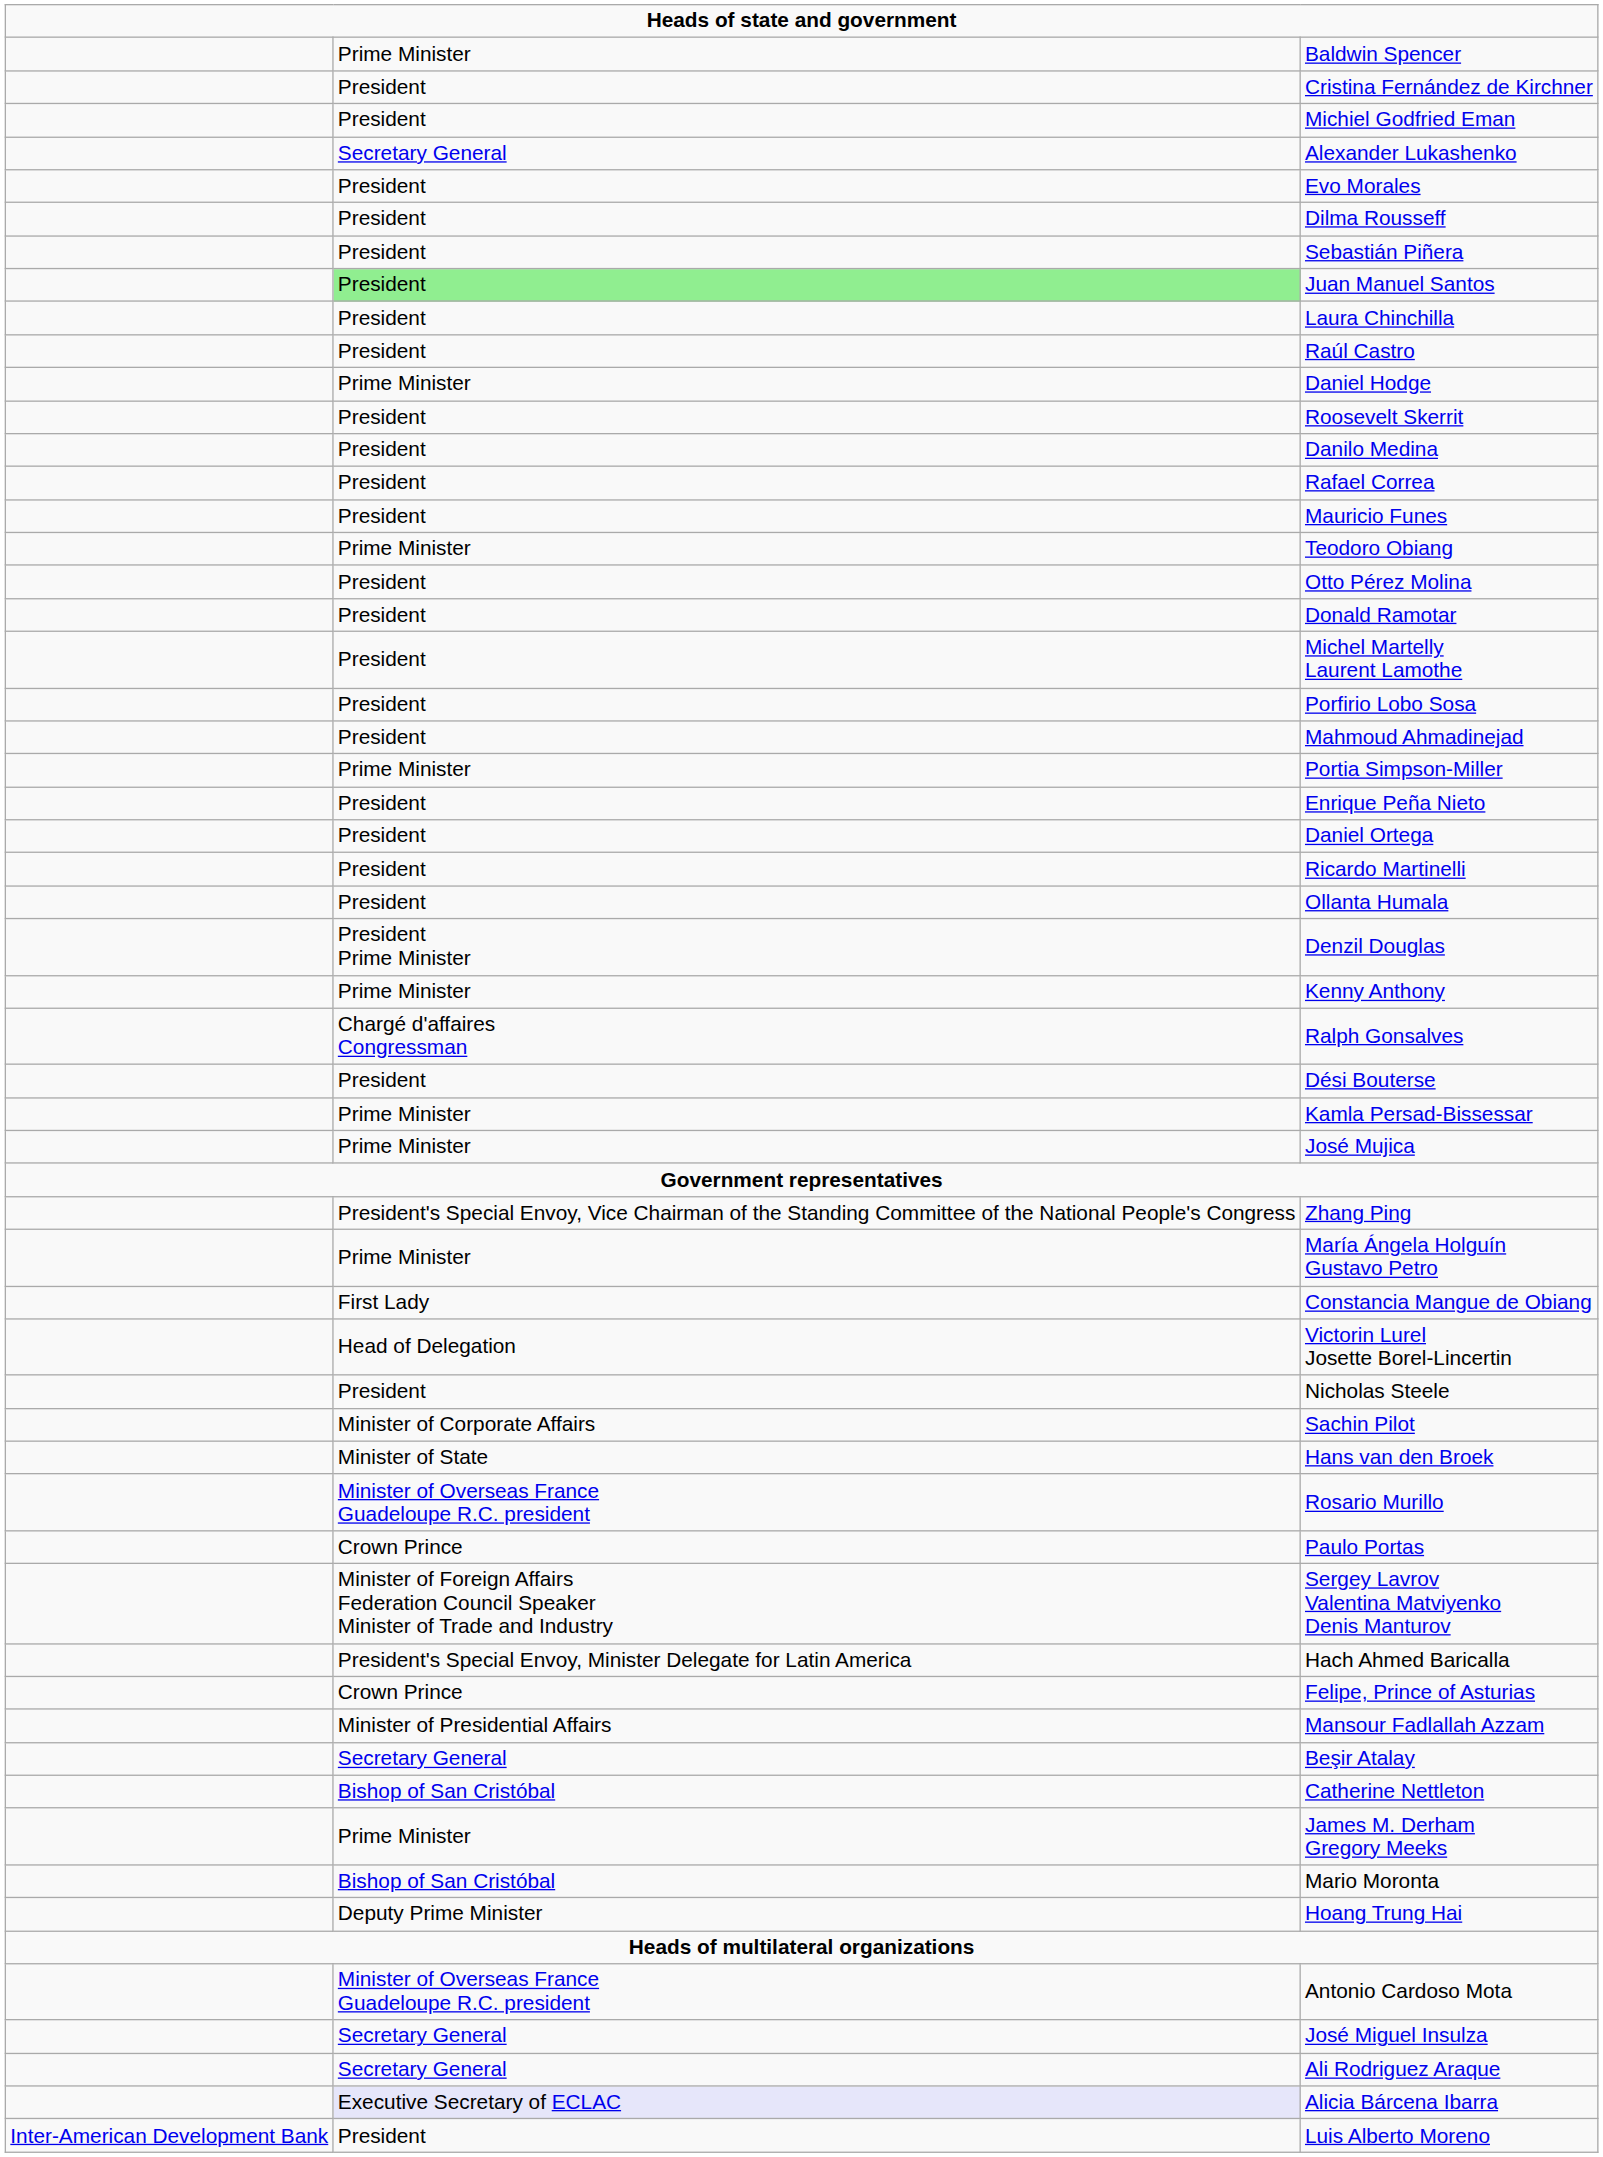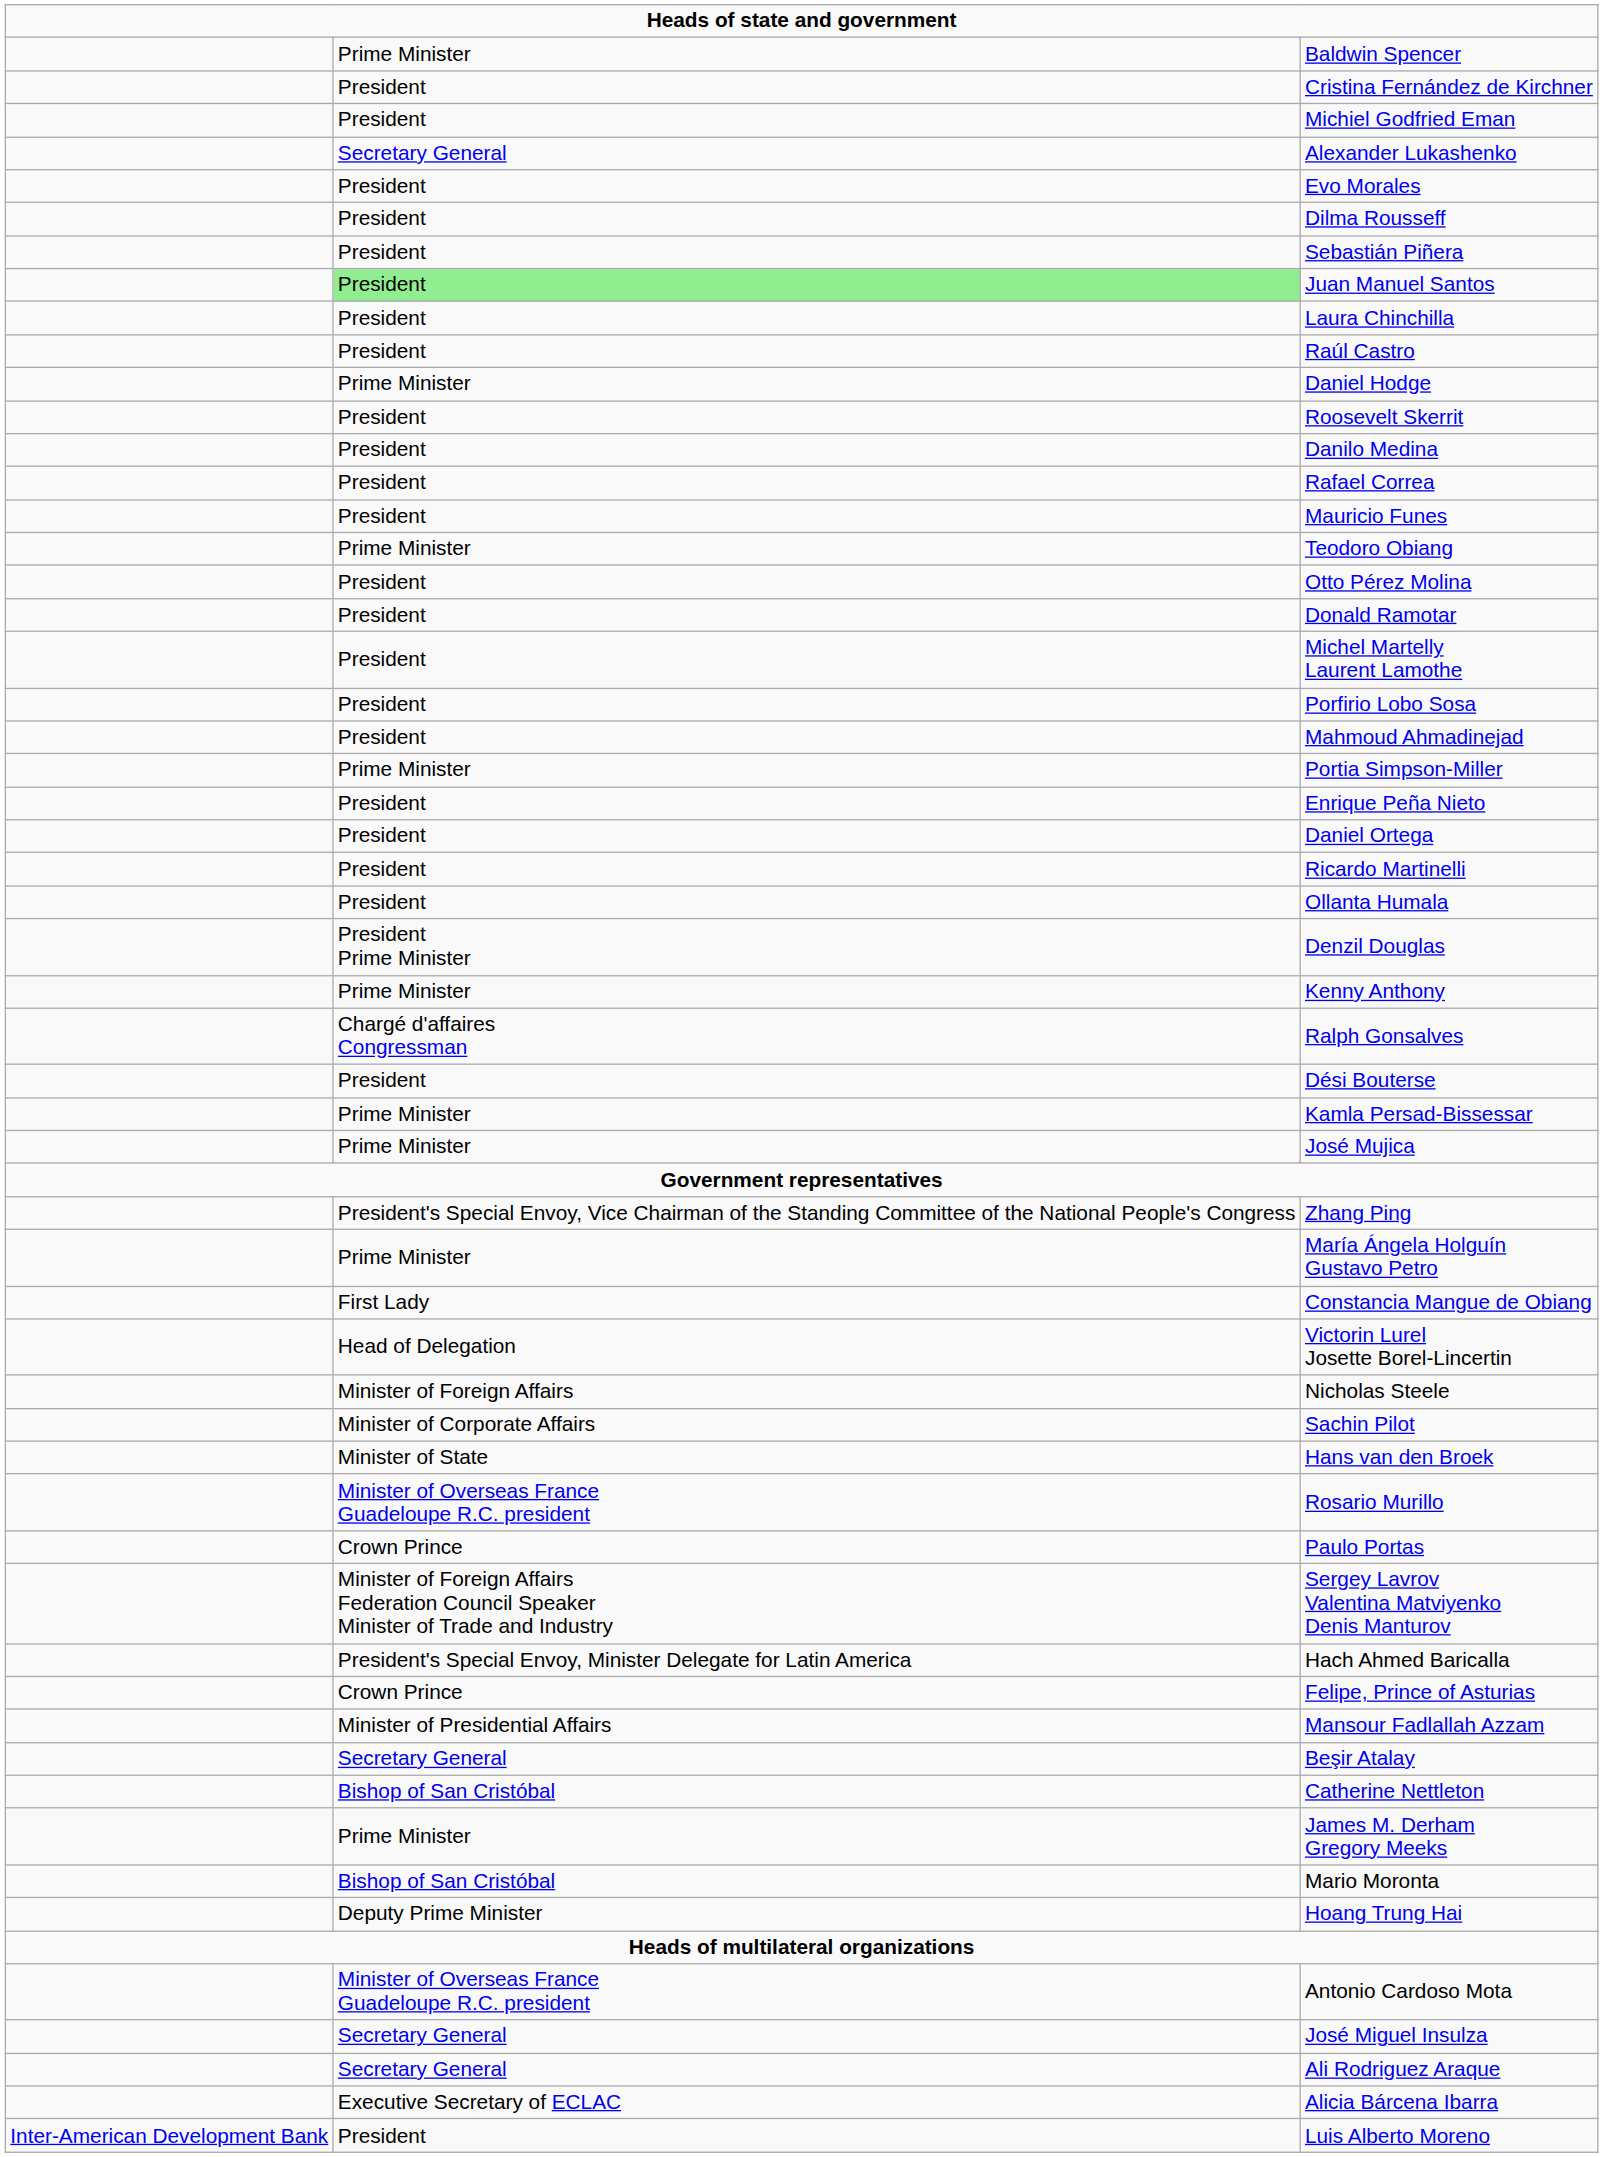(382, 1391) President -> (456, 1391) Minister of Foreign Affairs
(479, 2102) lavender background -> (479, 2102) no background
